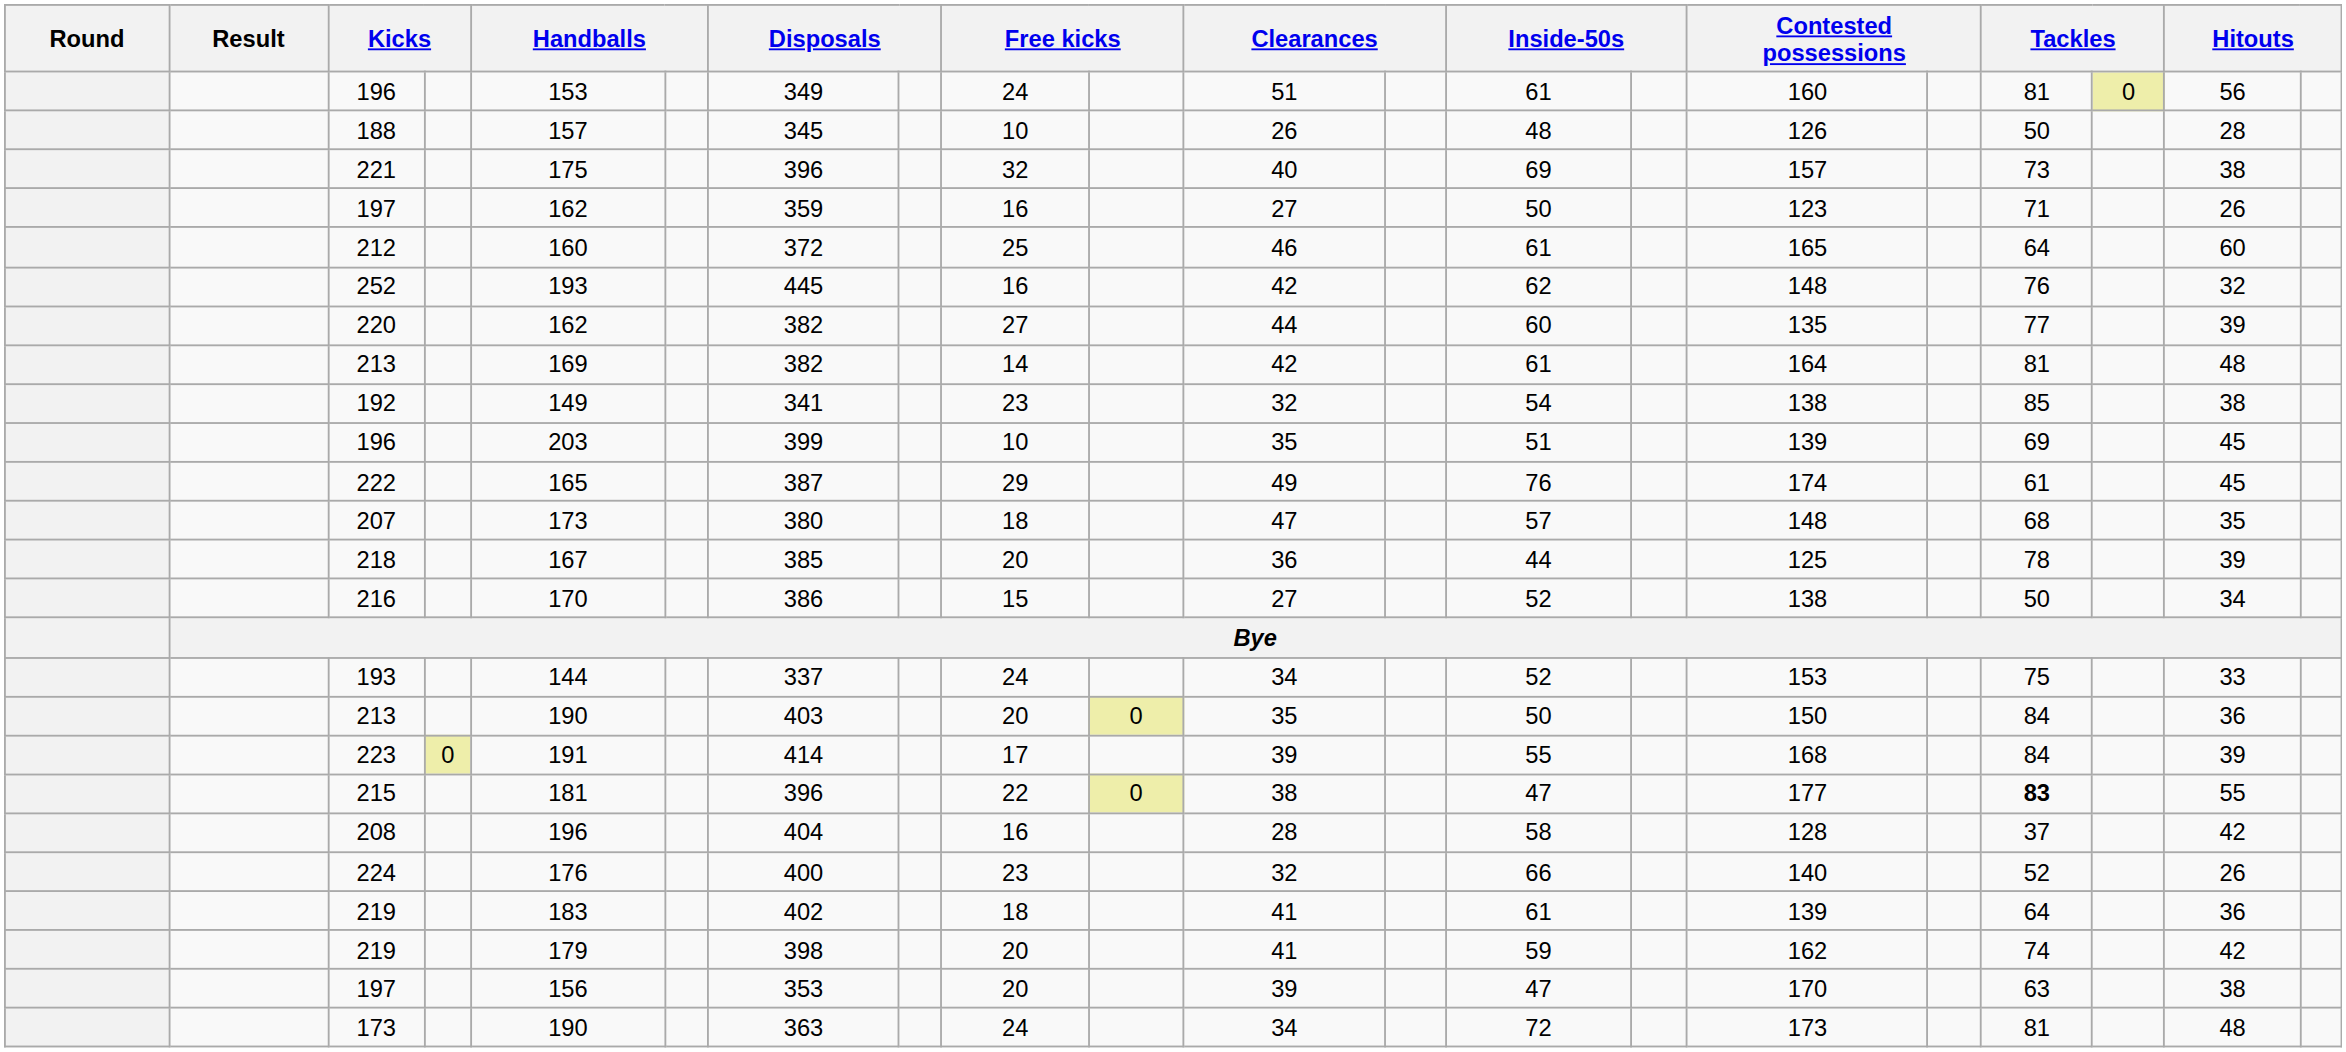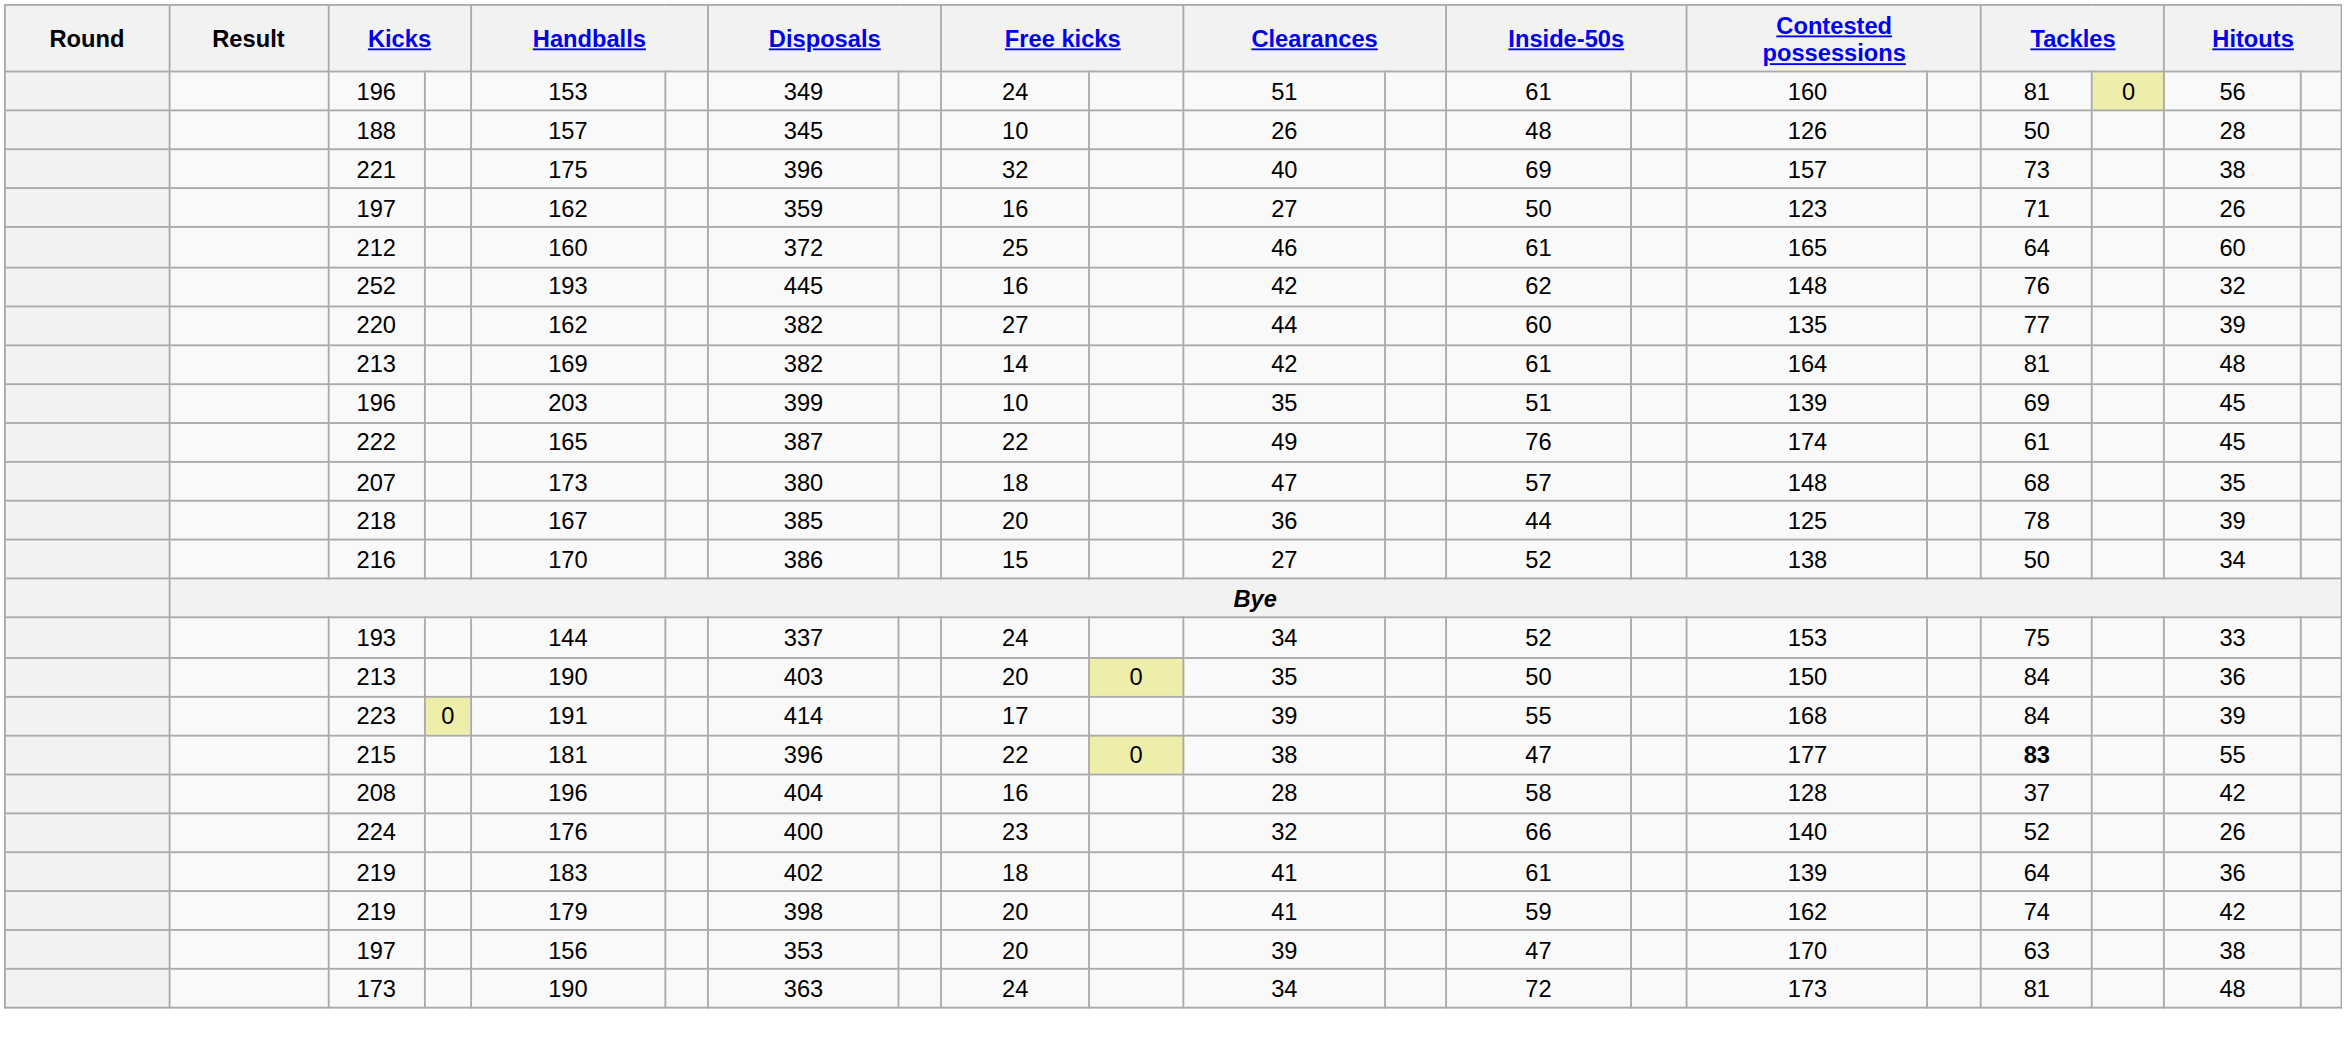- row: (376, 403)
(1015, 481) 29 -> (1015, 442) 22
